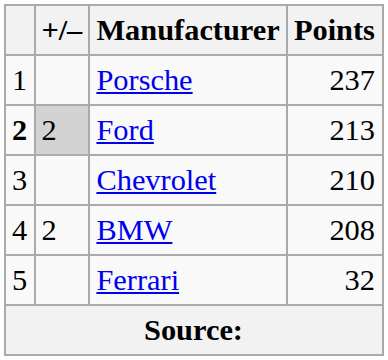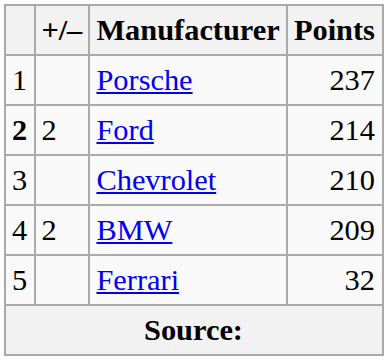(49, 130) lightgrey background -> (49, 130) no background
(352, 130) 213 -> (352, 130) 214
(352, 230) 208 -> (352, 230) 209
